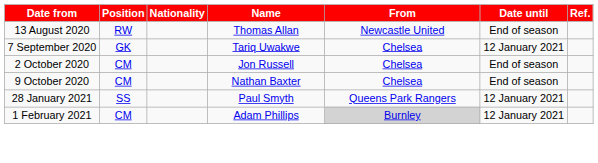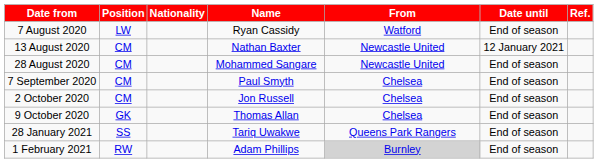+ row: (52, 30)
(123, 30) RW -> (123, 47) CM
(266, 30) Thomas Allan -> (266, 47) Nathan Baxter
(524, 30) End of season -> (524, 47) 12 January 2021
+ row: (52, 64)
(123, 47) GK -> (123, 82) CM
(266, 47) Tariq Uwakwe -> (266, 82) Paul Smyth
(524, 47) 12 January 2021 -> (524, 82) End of season
(123, 82) CM -> (123, 116) GK
(266, 82) Nathan Baxter -> (266, 116) Thomas Allan
(266, 99) Paul Smyth -> (266, 133) Tariq Uwakwe
(524, 99) 12 January 2021 -> (524, 133) End of season
(123, 116) CM -> (123, 150) RW
(524, 116) 12 January 2021 -> (524, 150) End of season
